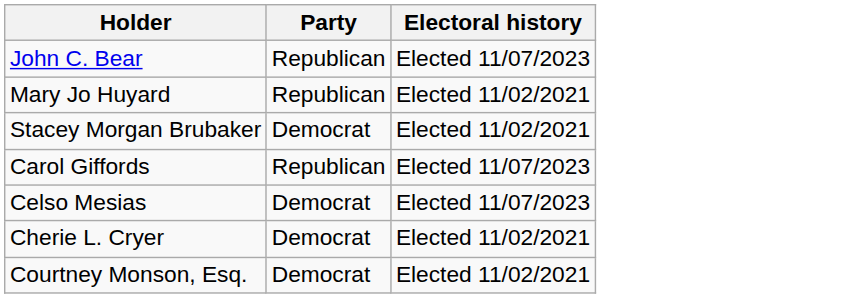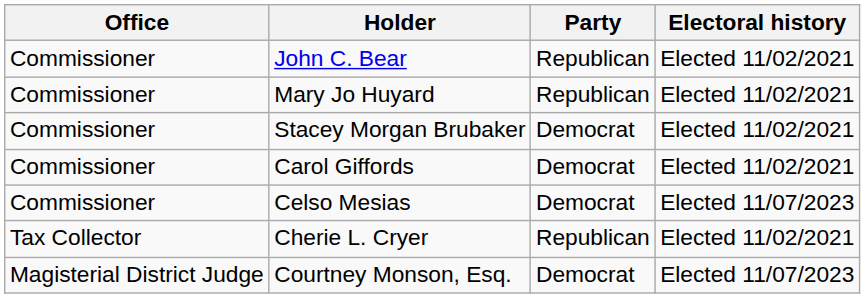+ column: (137, 22)
(493, 58) Elected 11/07/2023 -> (757, 58) Elected 11/02/2021
(329, 166) Republican -> (585, 166) Democrat
(493, 166) Elected 11/07/2023 -> (757, 166) Elected 11/02/2021
(321, 238) Democrat -> (593, 238) Republican
(493, 274) Elected 11/02/2021 -> (757, 274) Elected 11/07/2023
